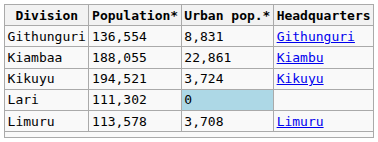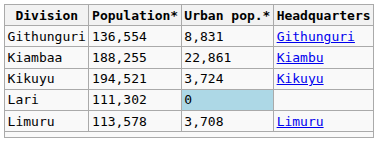(119, 57) 188,055 -> (119, 57) 188,255
